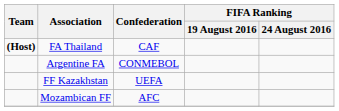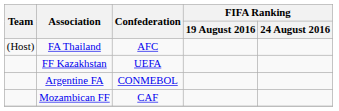(21, 47) bold -> (21, 47) normal
(149, 47) CAF -> (148, 47) AFC
rows swapped: (76, 64) <-> (76, 81)
(149, 98) AFC -> (148, 98) CAF
